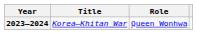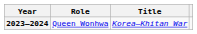columns swapped: (90, 11) <-> (159, 11)
